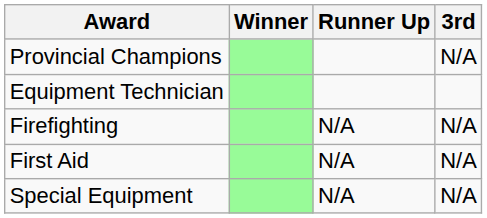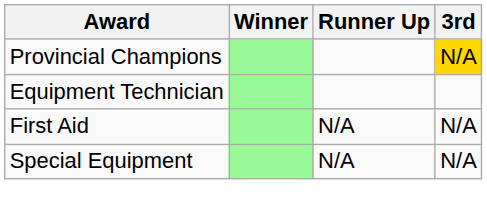(459, 56) no background -> (459, 56) gold background
- row: (64, 126)
